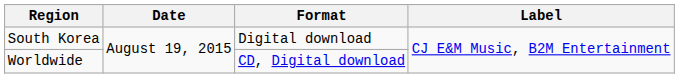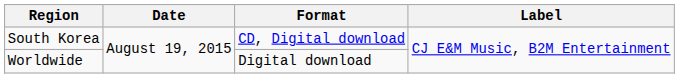(305, 39) Digital download -> (322, 39) CD, Digital download
(322, 61) CD, Digital download -> (305, 61) Digital download
